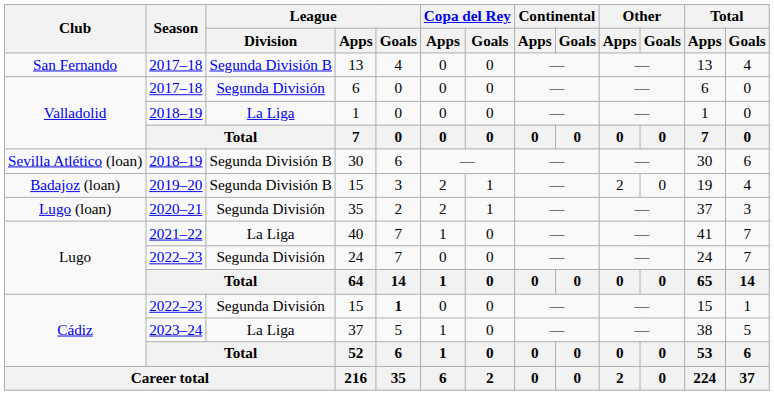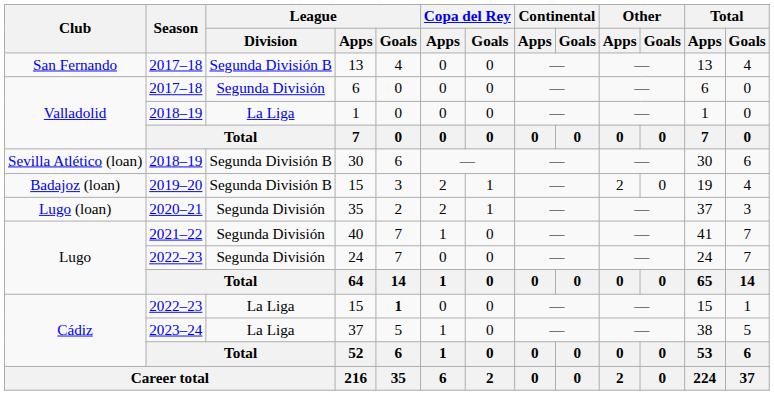(271, 233) La Liga -> (271, 233) Segunda División
(271, 305) Segunda División -> (271, 305) La Liga
